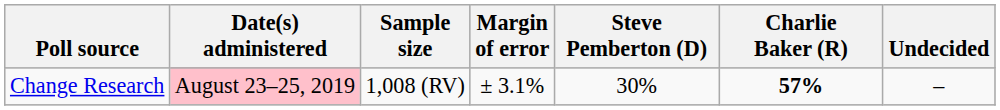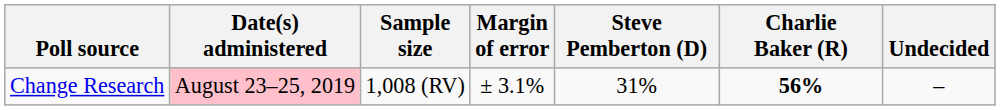(637, 85) 30% -> (637, 85) 31%
(801, 85) 57% -> (801, 85) 56%
